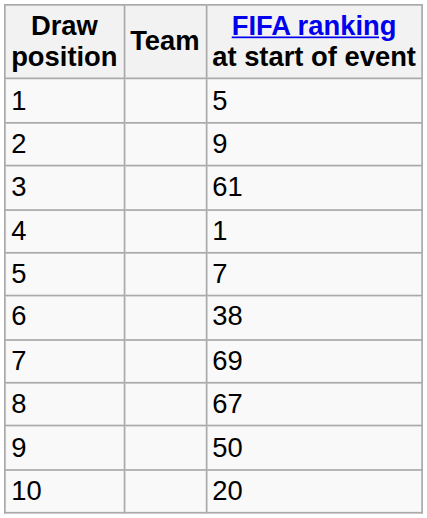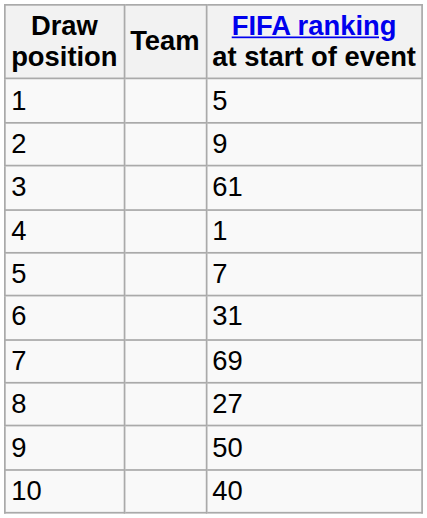(227, 317) 38 -> (227, 317) 31
(227, 404) 67 -> (227, 404) 27
(227, 490) 20 -> (227, 490) 40
